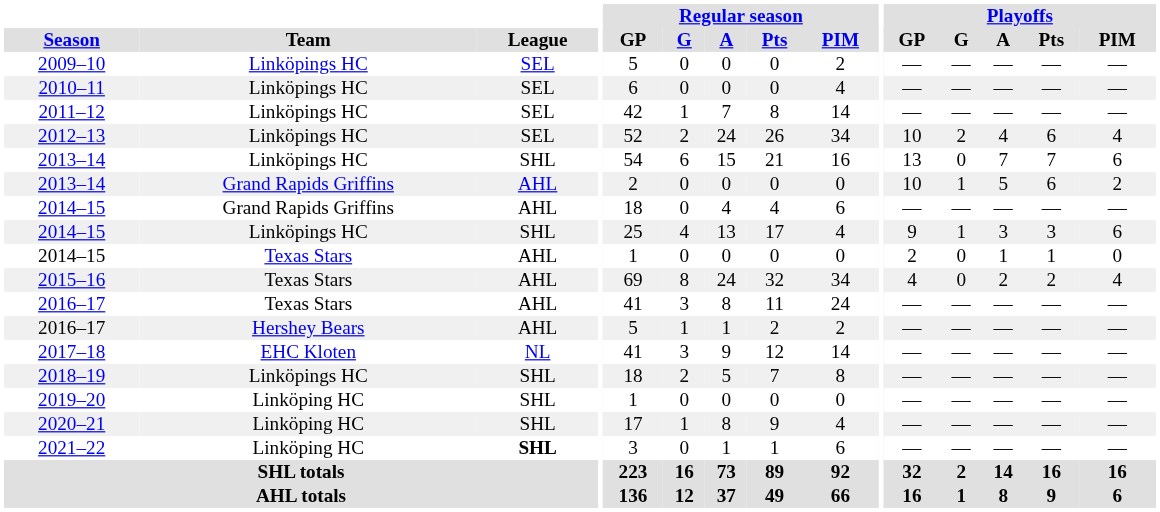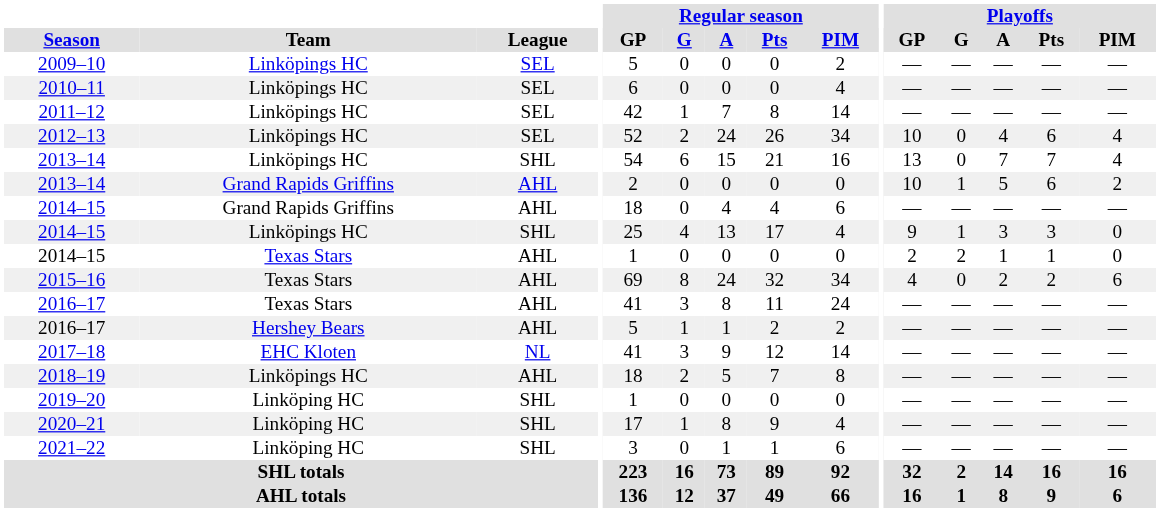(961, 135) 2 -> (961, 135) 0
(1117, 159) 6 -> (1117, 159) 4
(1117, 231) 6 -> (1117, 231) 0
(961, 255) 0 -> (961, 255) 2
(1117, 279) 4 -> (1117, 279) 6
(538, 375) SHL -> (538, 375) AHL
(538, 447) bold -> (538, 447) normal
